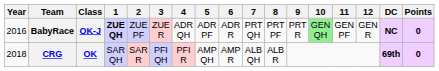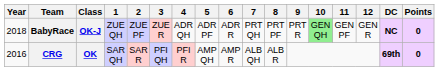(16, 30) 2016 -> (16, 30) 2018
(116, 30) bold -> (116, 30) normal
(16, 54) 2018 -> (16, 54) 2016
